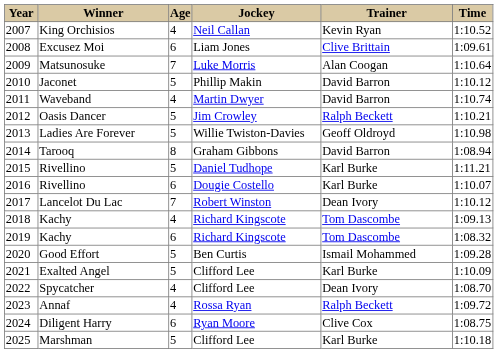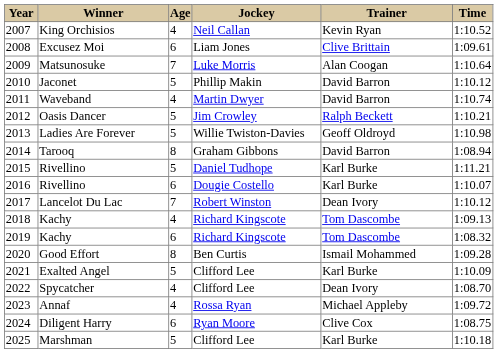(173, 253) 5 -> (173, 253) 8
(357, 305) Ralph Beckett -> (365, 305) Michael Appleby
